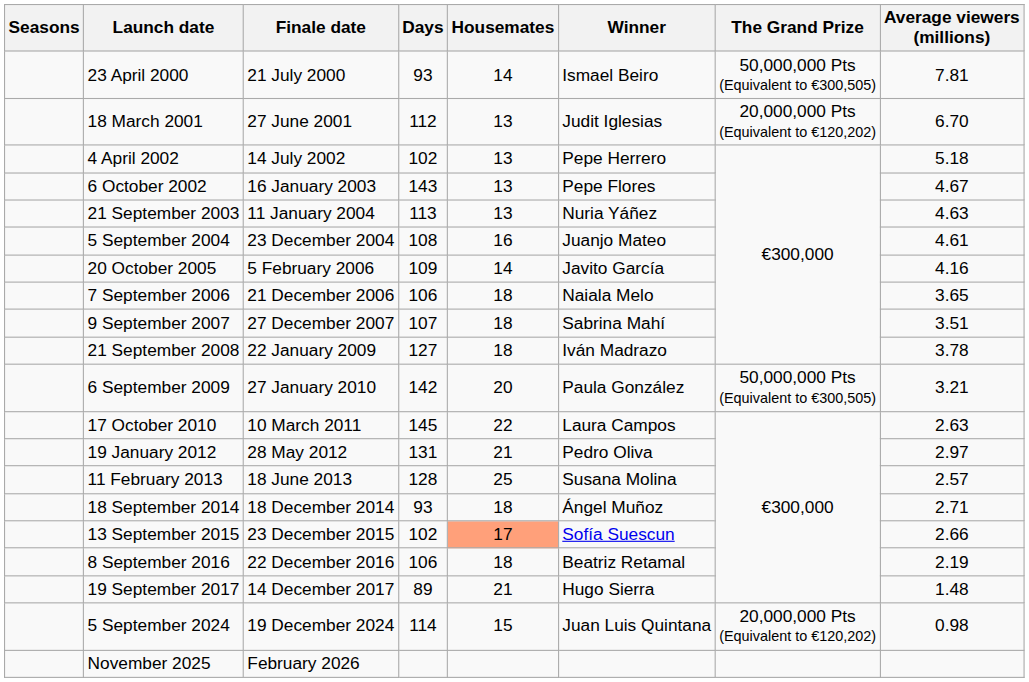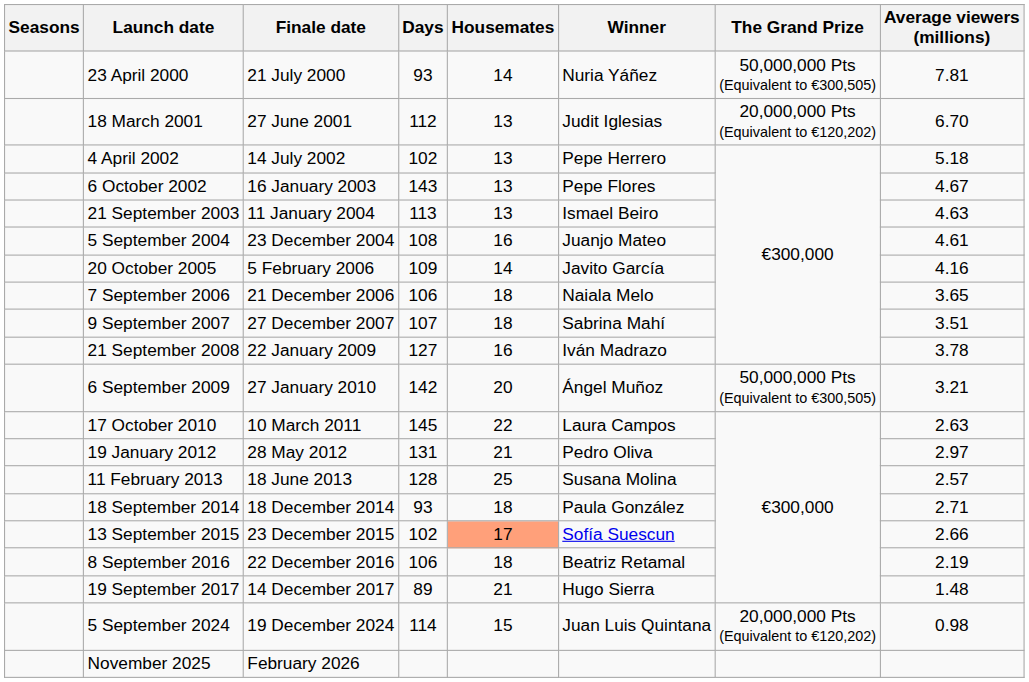(610, 74) Ismael Beiro -> (610, 74) Nuria Yáñez
(610, 213) Nuria Yáñez -> (610, 213) Ismael Beiro
(503, 350) 18 -> (503, 350) 16
(623, 387) Paula González -> (613, 387) Ángel Muñoz
(613, 507) Ángel Muñoz -> (623, 507) Paula González
